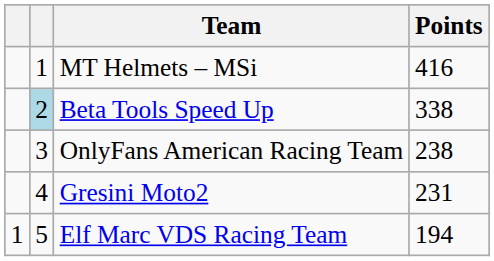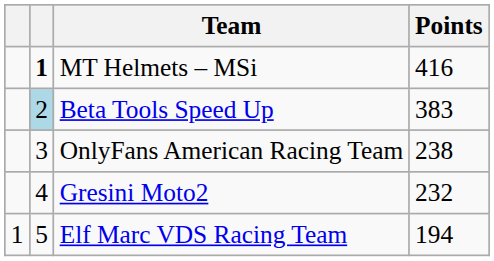(42, 67) normal -> (42, 67) bold
(434, 109) 338 -> (434, 109) 383
(434, 193) 231 -> (434, 193) 232
